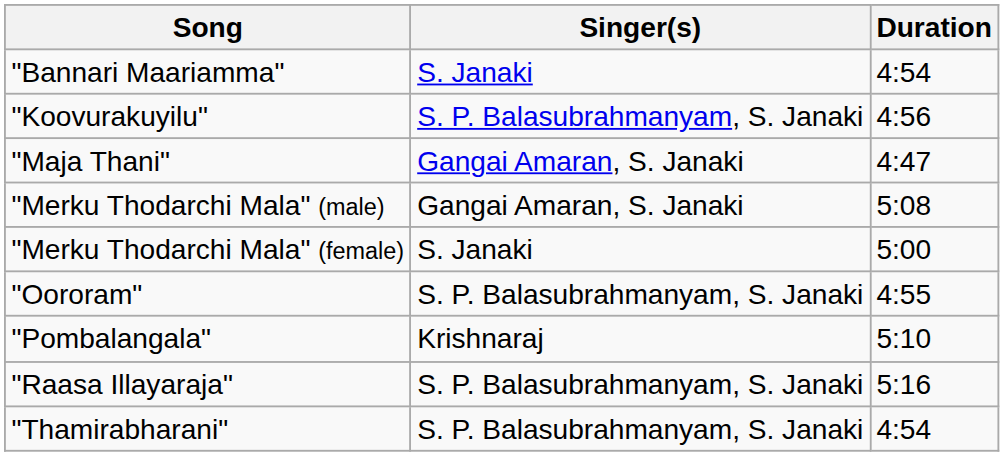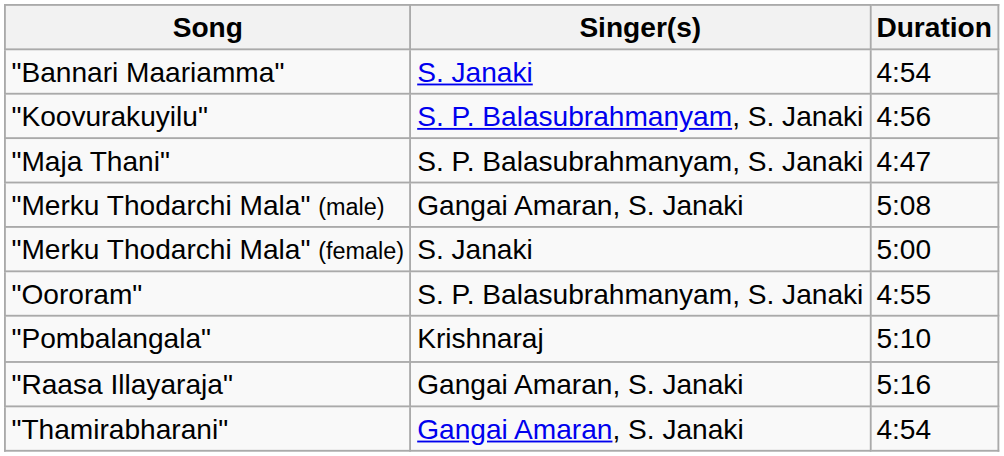(580, 161) Gangai Amaran, S. Janaki -> (640, 161) S. P. Balasubrahmanyam, S. Janaki
(640, 383) S. P. Balasubrahmanyam, S. Janaki -> (580, 383) Gangai Amaran, S. Janaki
(640, 428) S. P. Balasubrahmanyam, S. Janaki -> (580, 428) Gangai Amaran, S. Janaki
